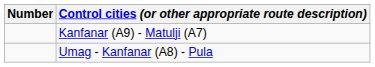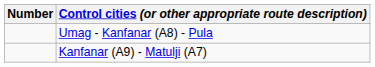rows swapped: (133, 33) <-> (136, 52)
